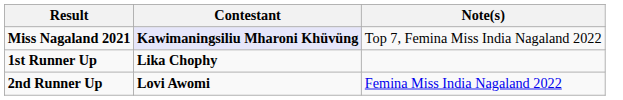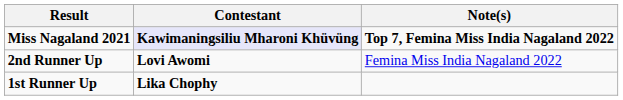(483, 38) normal -> (489, 38) bold
rows swapped: (52, 60) <-> (55, 83)
